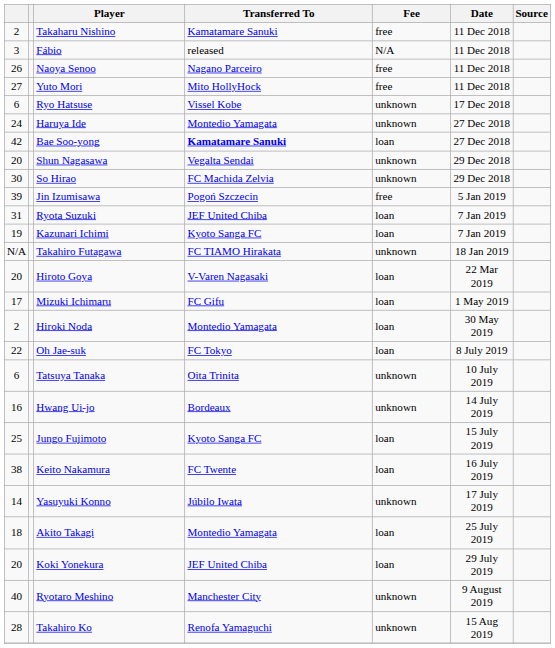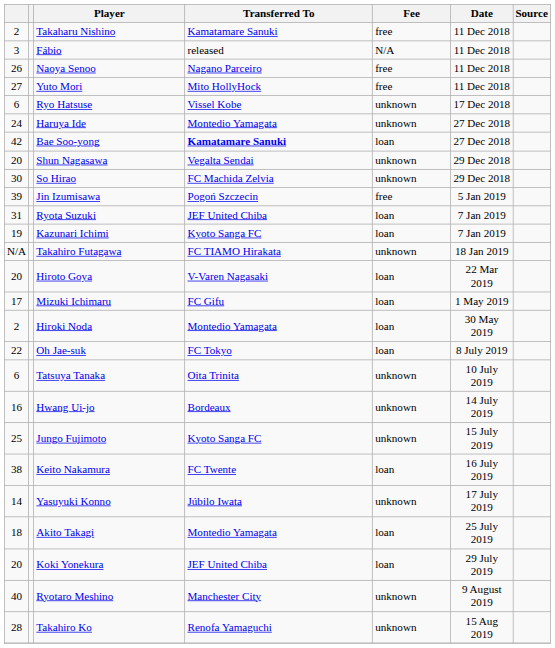(385, 438) loan -> (396, 438) unknown
